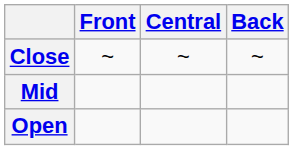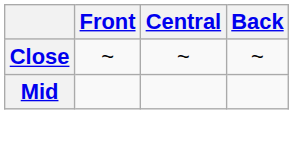- row: (40, 126)
